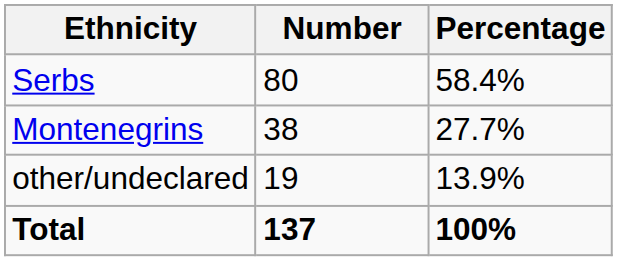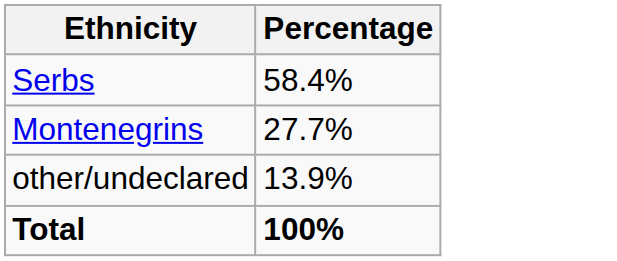- column: (342, 29)
